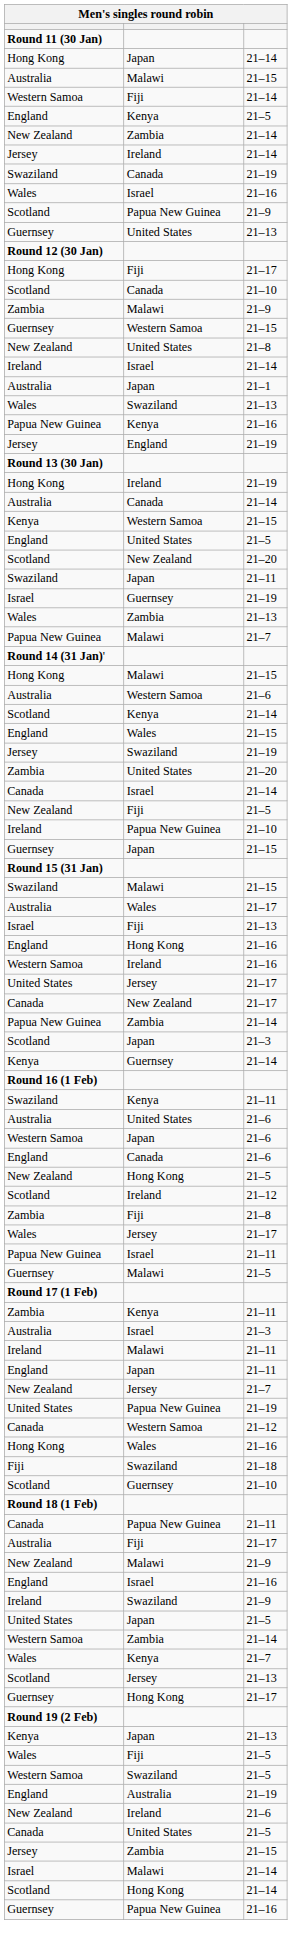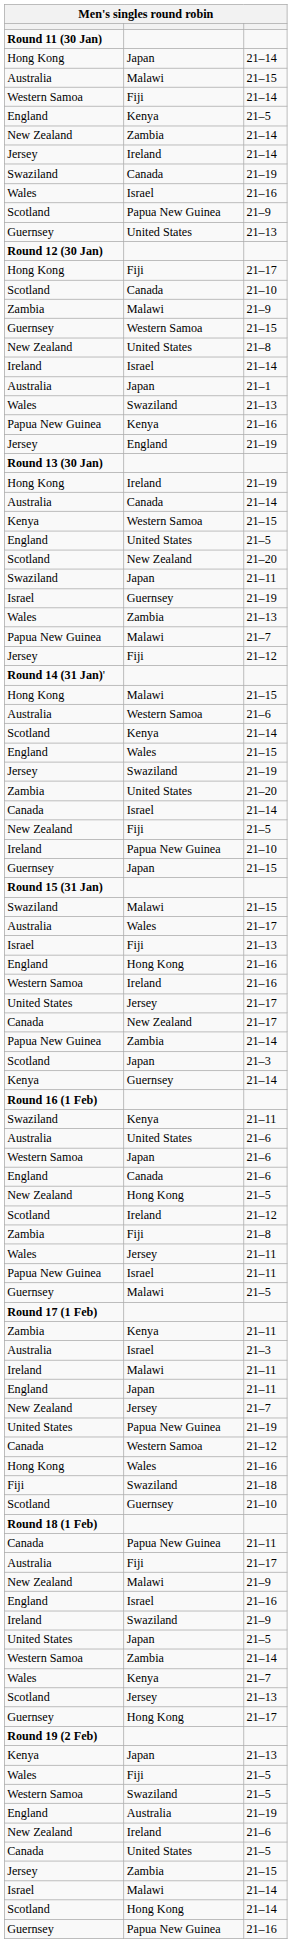+ row: (22, 656)
(262, 1234) 21–17 -> (261, 1253) 21–11
